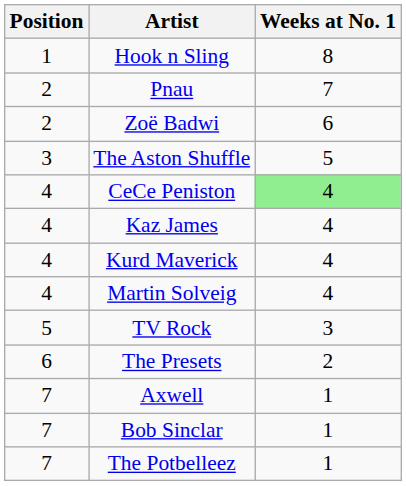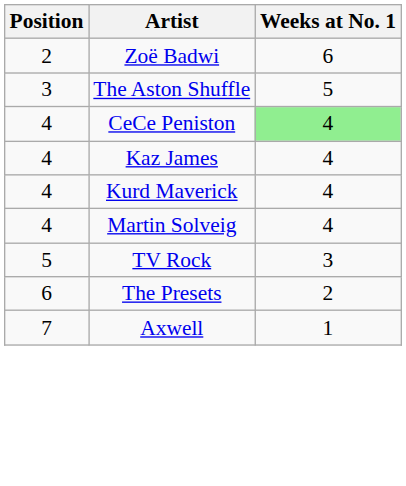- row: (172, 55)
- row: (172, 89)
- row: (172, 429)
- row: (172, 463)
